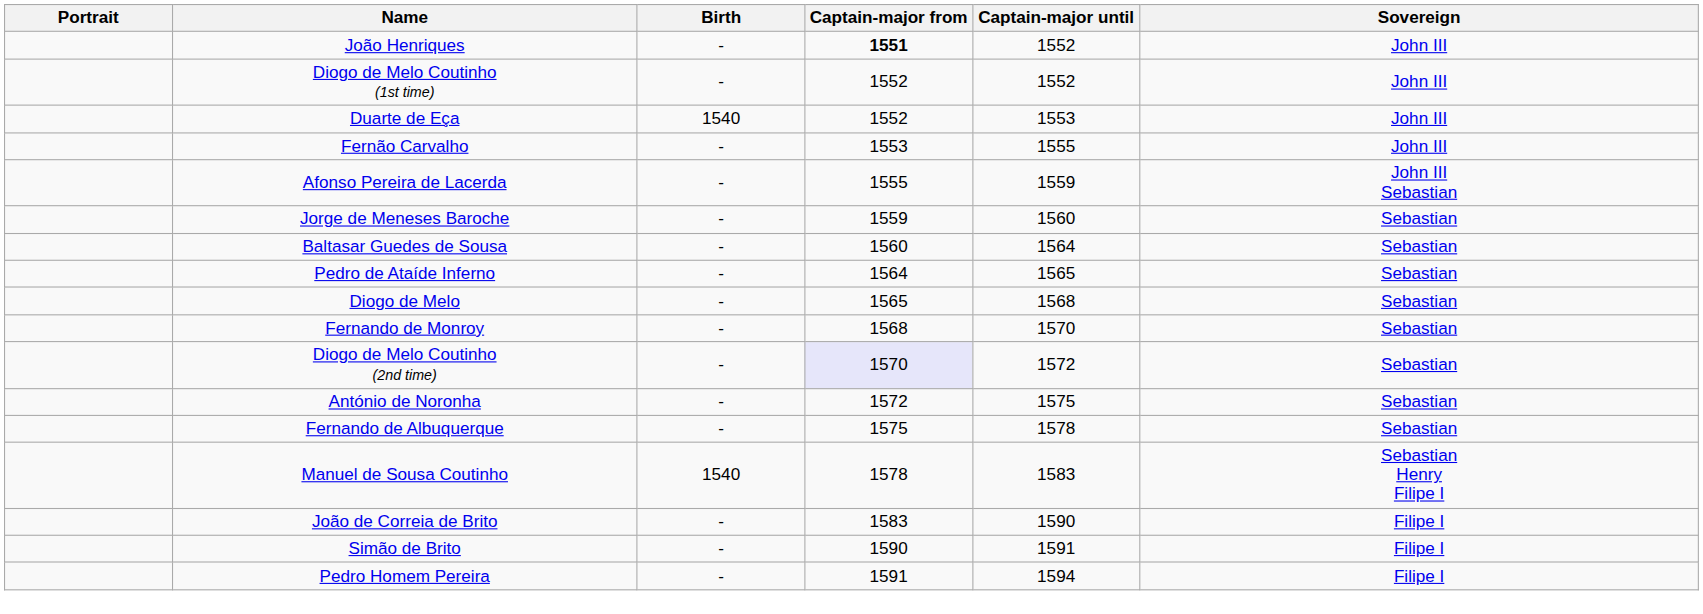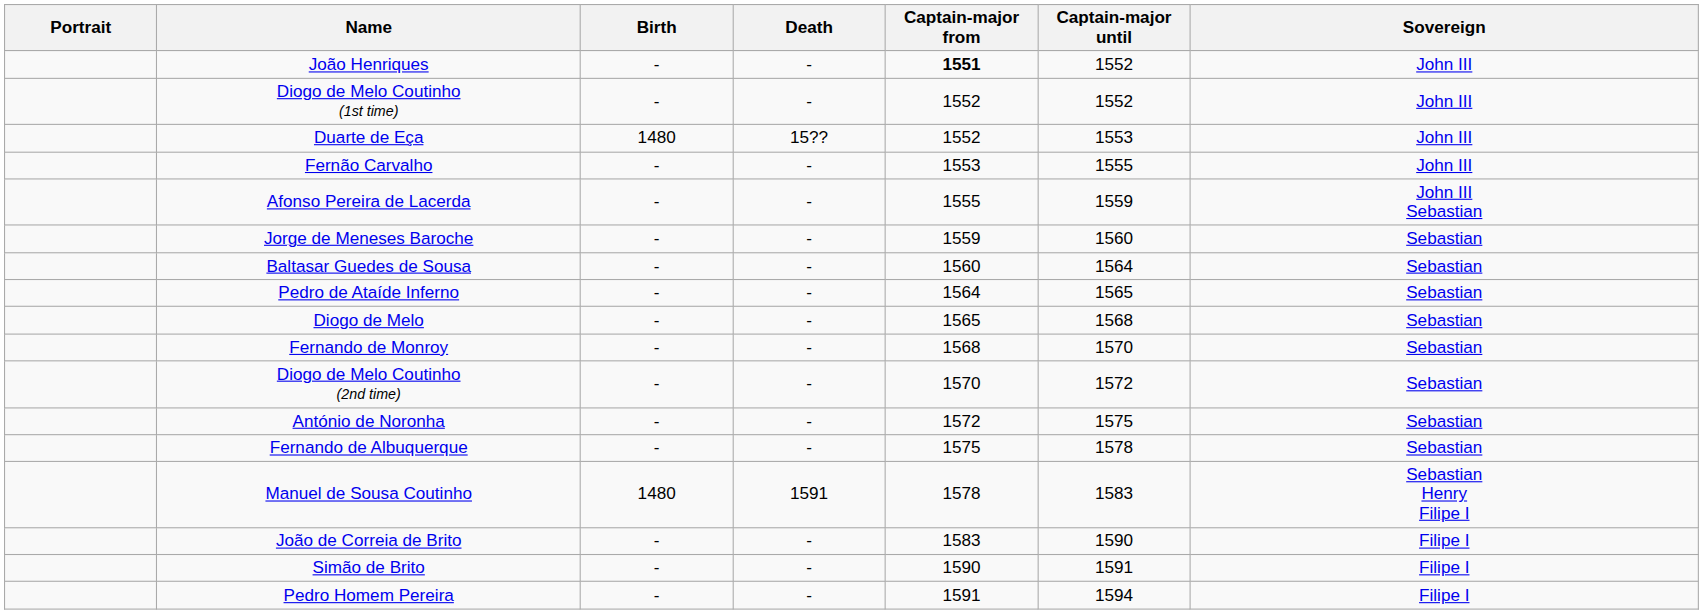+ column: (809, 27)
(721, 118) 1540 -> (657, 138) 1480
(889, 364) lavender background -> (962, 384) no background
(721, 475) 1540 -> (657, 494) 1480
